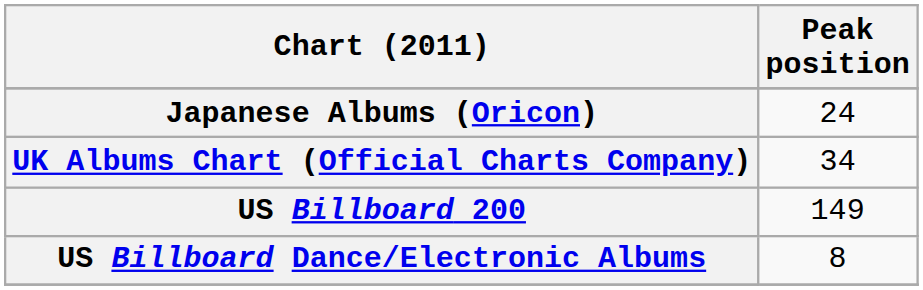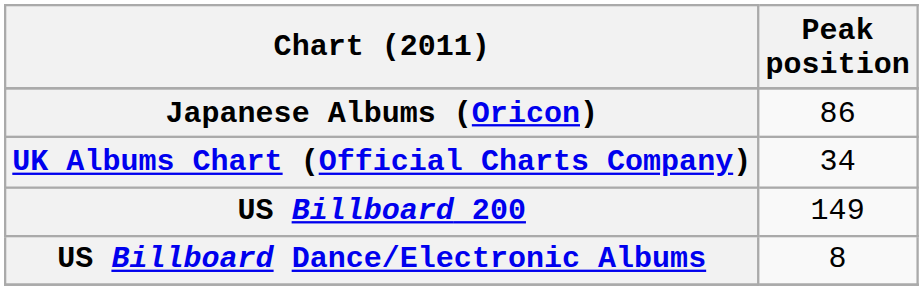(838, 113) 24 -> (838, 113) 86
